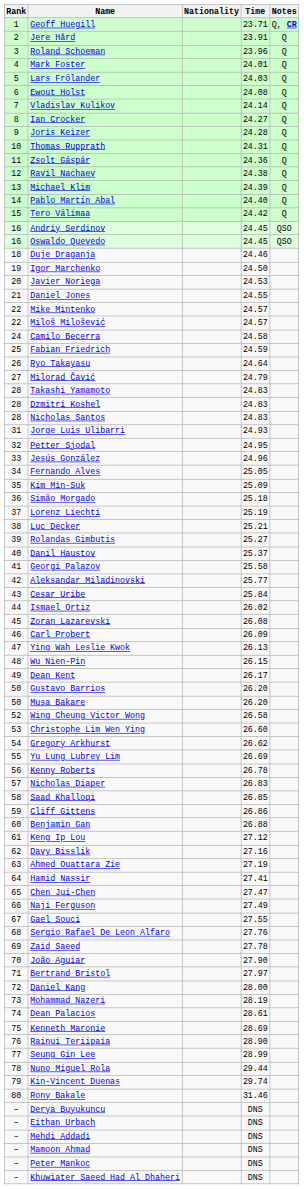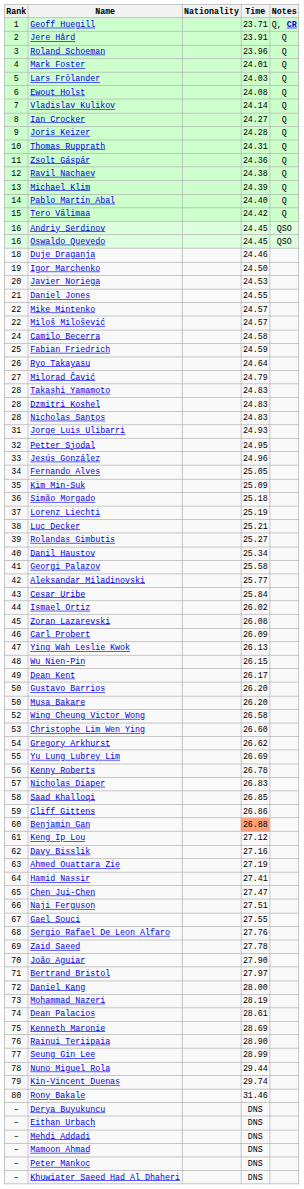(255, 554) 25.37 -> (255, 554) 25.34
(255, 825) no background -> (255, 825) lightsalmon background
(255, 906) 27.49 -> (255, 906) 27.51
